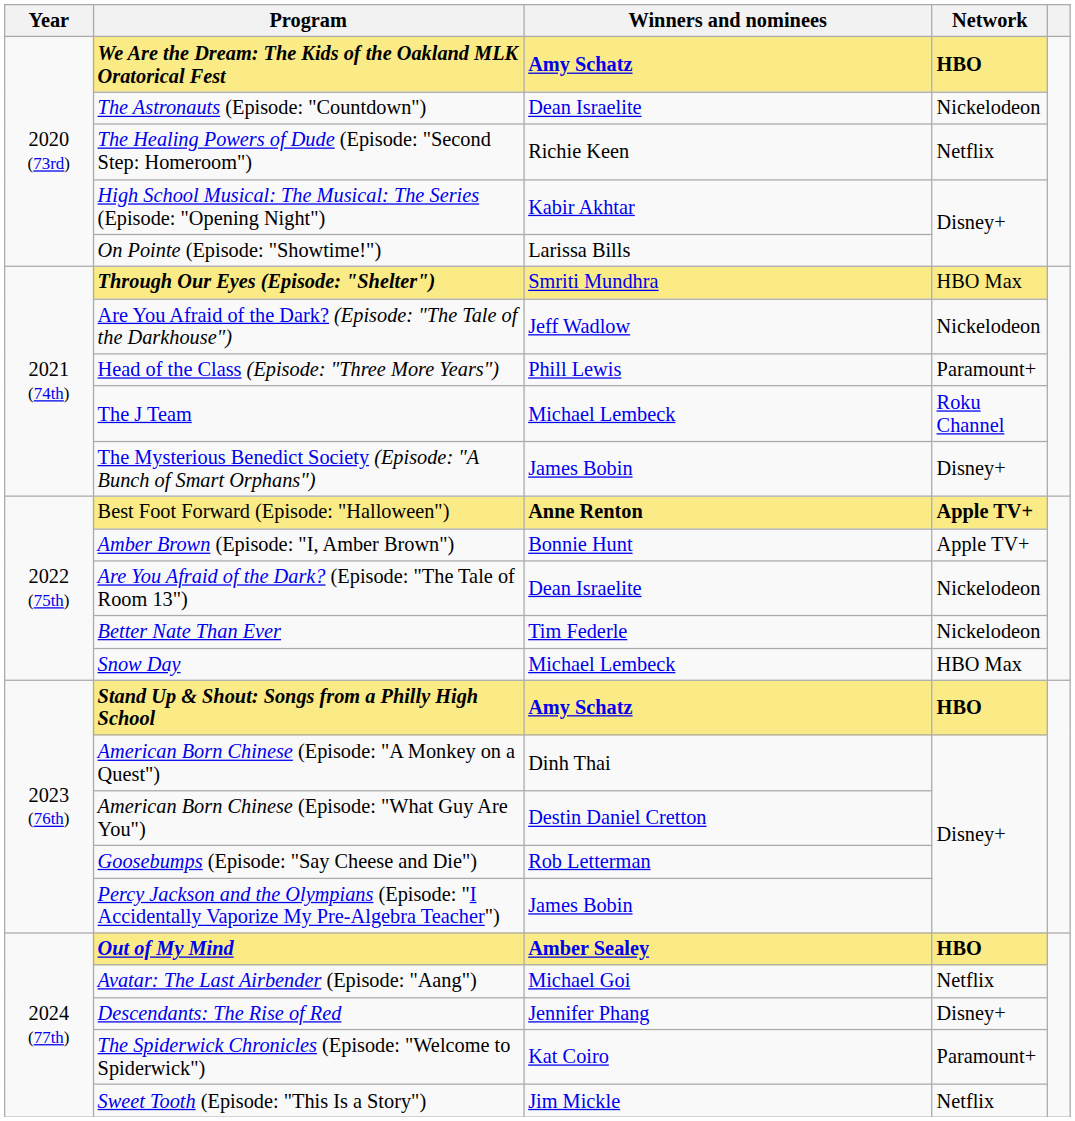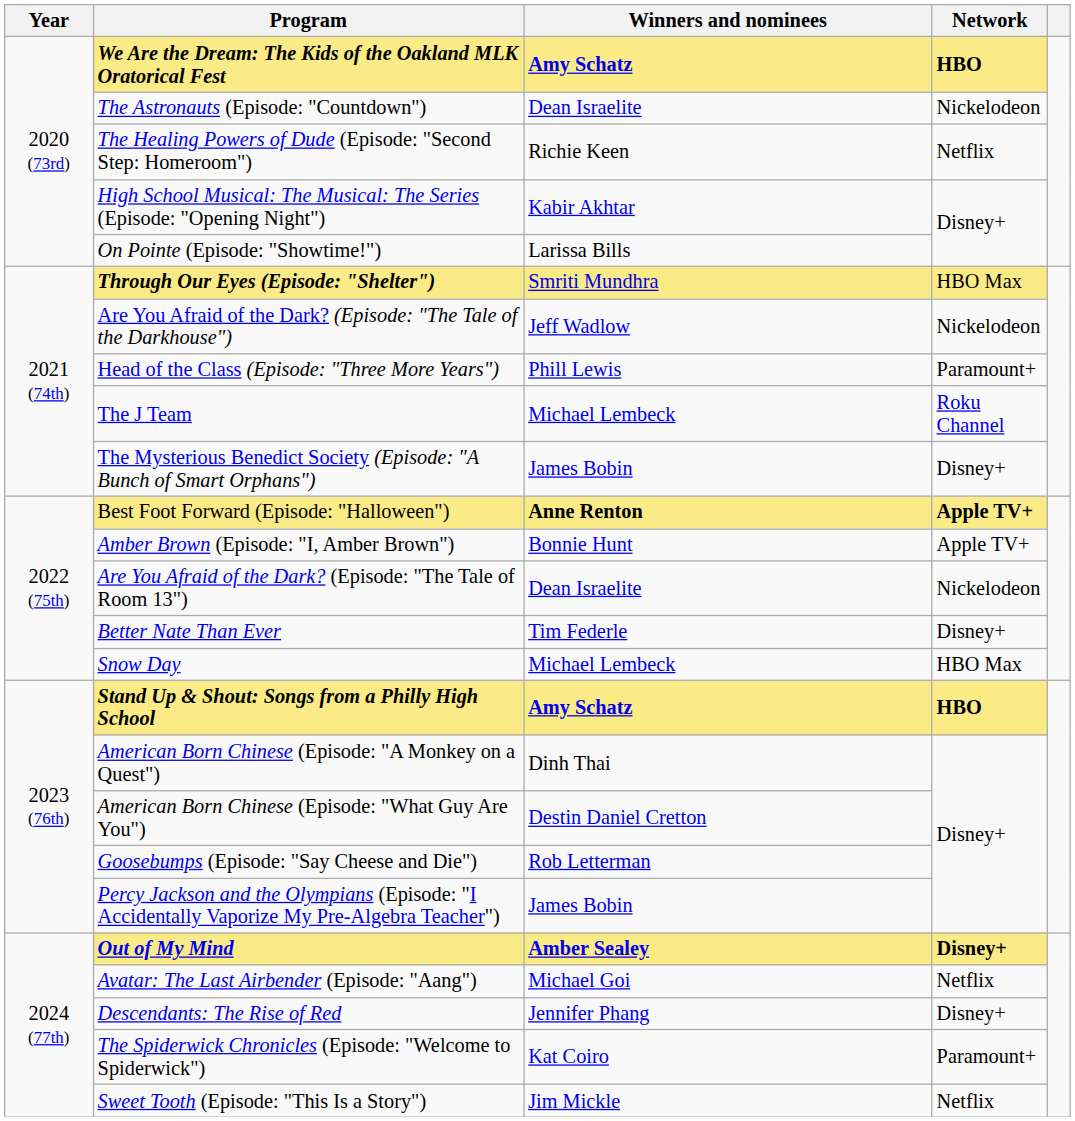(989, 631) Nickelodeon -> (971, 631) Disney+
(959, 948) HBO -> (972, 948) Disney+
